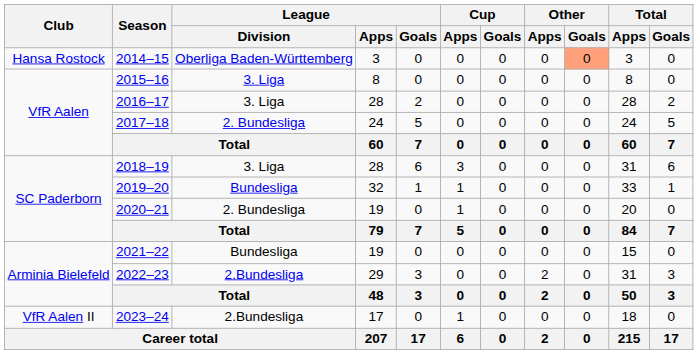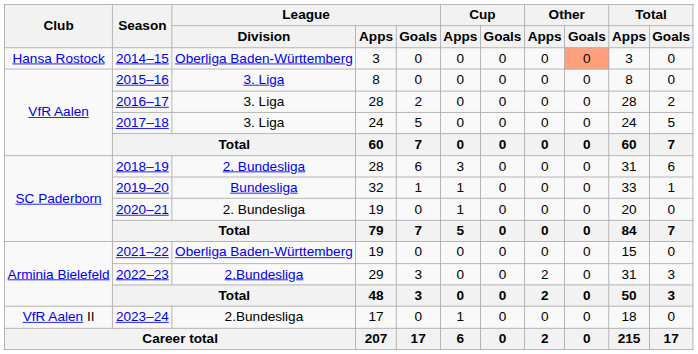(264, 123) 2. Bundesliga -> (264, 123) 3. Liga
(264, 166) 3. Liga -> (264, 166) 2. Bundesliga
(264, 252) Bundesliga -> (264, 252) Oberliga Baden-Württemberg
